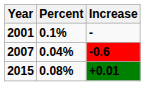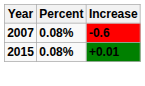- row: (20, 33)
(56, 52) 0.04% -> (56, 33) 0.08%
